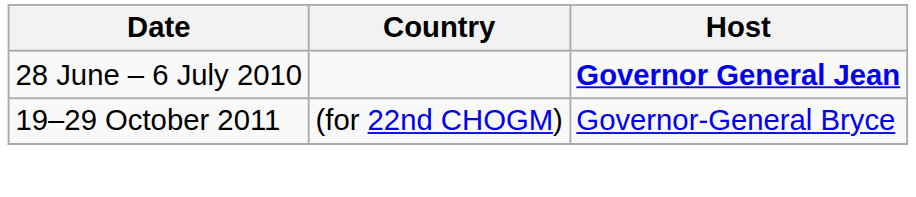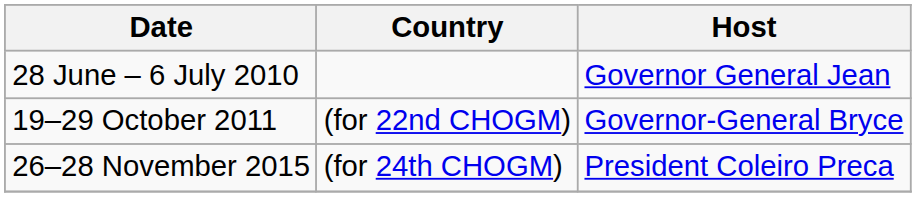(738, 74) bold -> (737, 74) normal
+ row: (161, 167)
